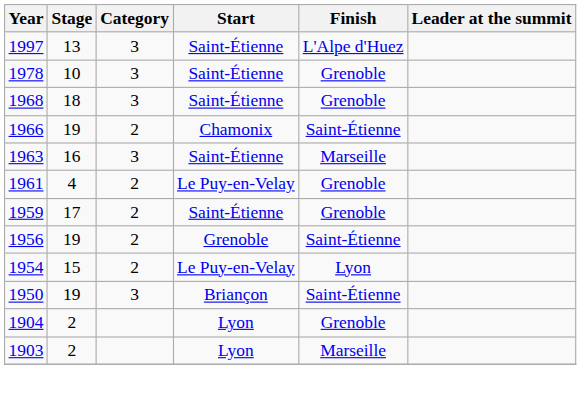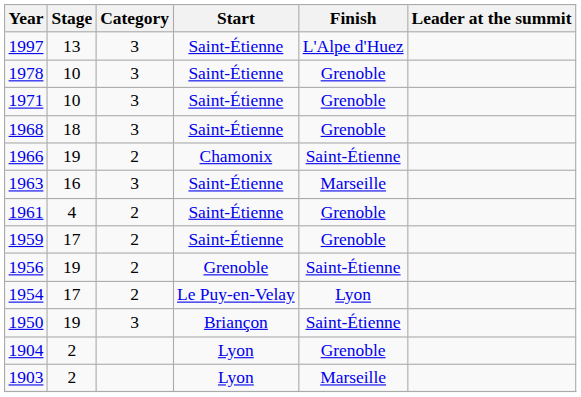+ row: (26, 101)
(236, 184) Le Puy-en-Velay -> (236, 211) Saint-Étienne
(72, 267) 15 -> (72, 294) 17
